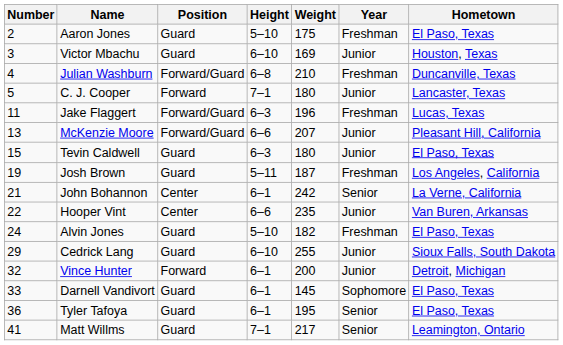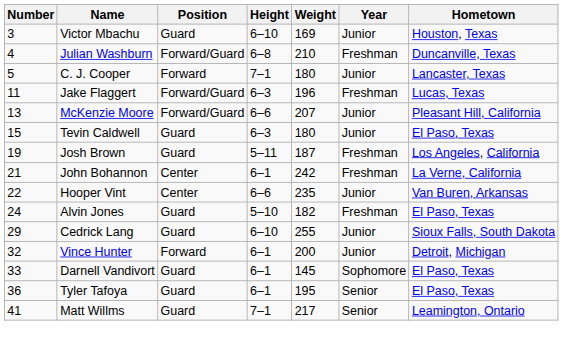- row: (95, 34)
(360, 192) Senior -> (370, 172) Freshman
